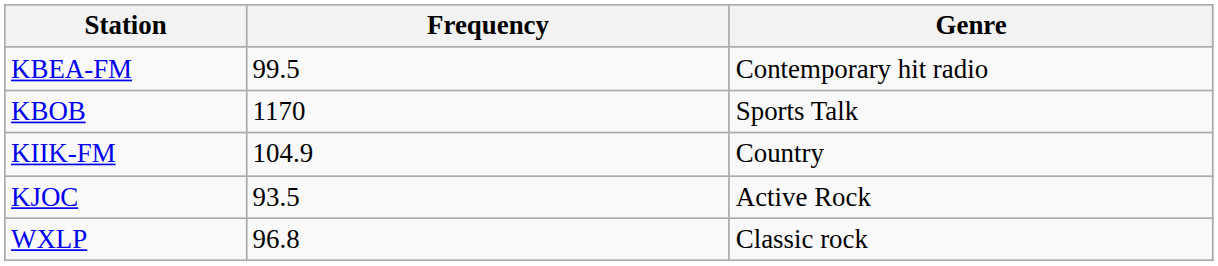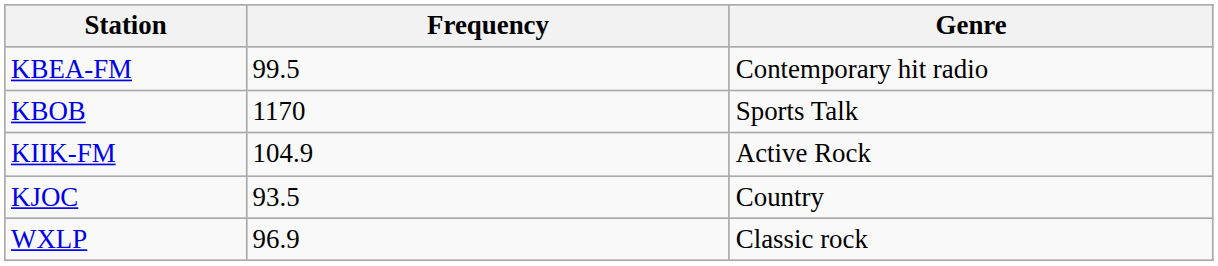(780, 153) Country -> (803, 153) Active Rock
(803, 196) Active Rock -> (780, 196) Country
(276, 238) 96.8 -> (276, 238) 96.9
